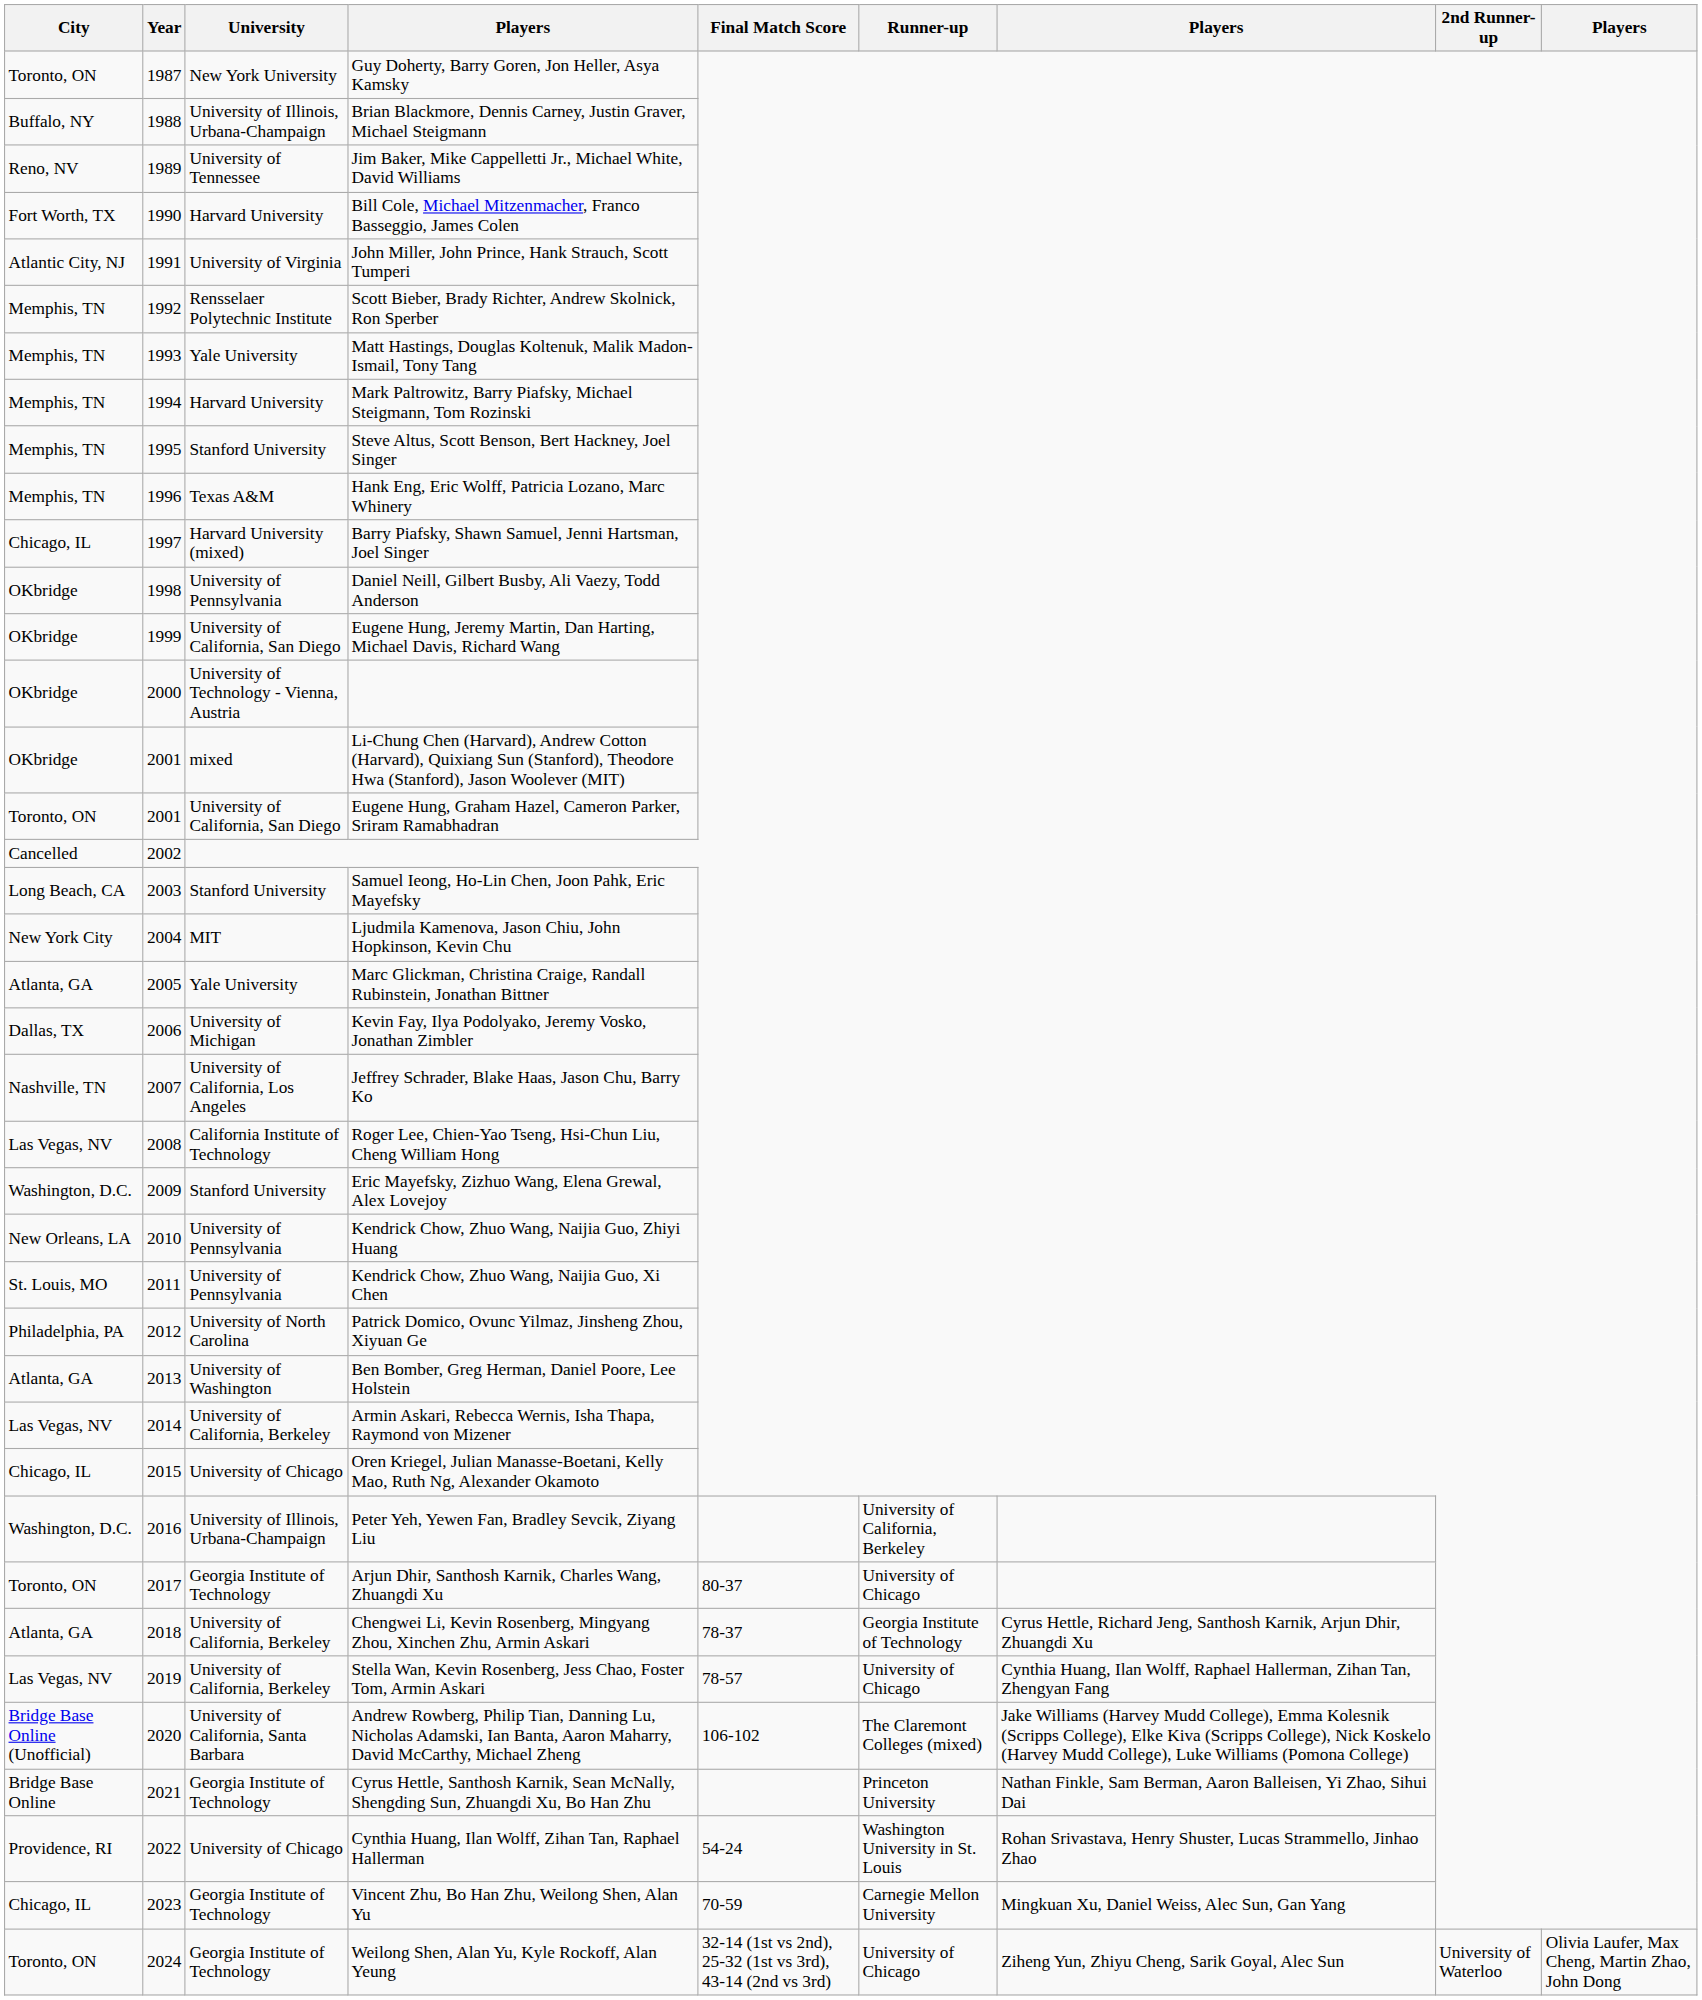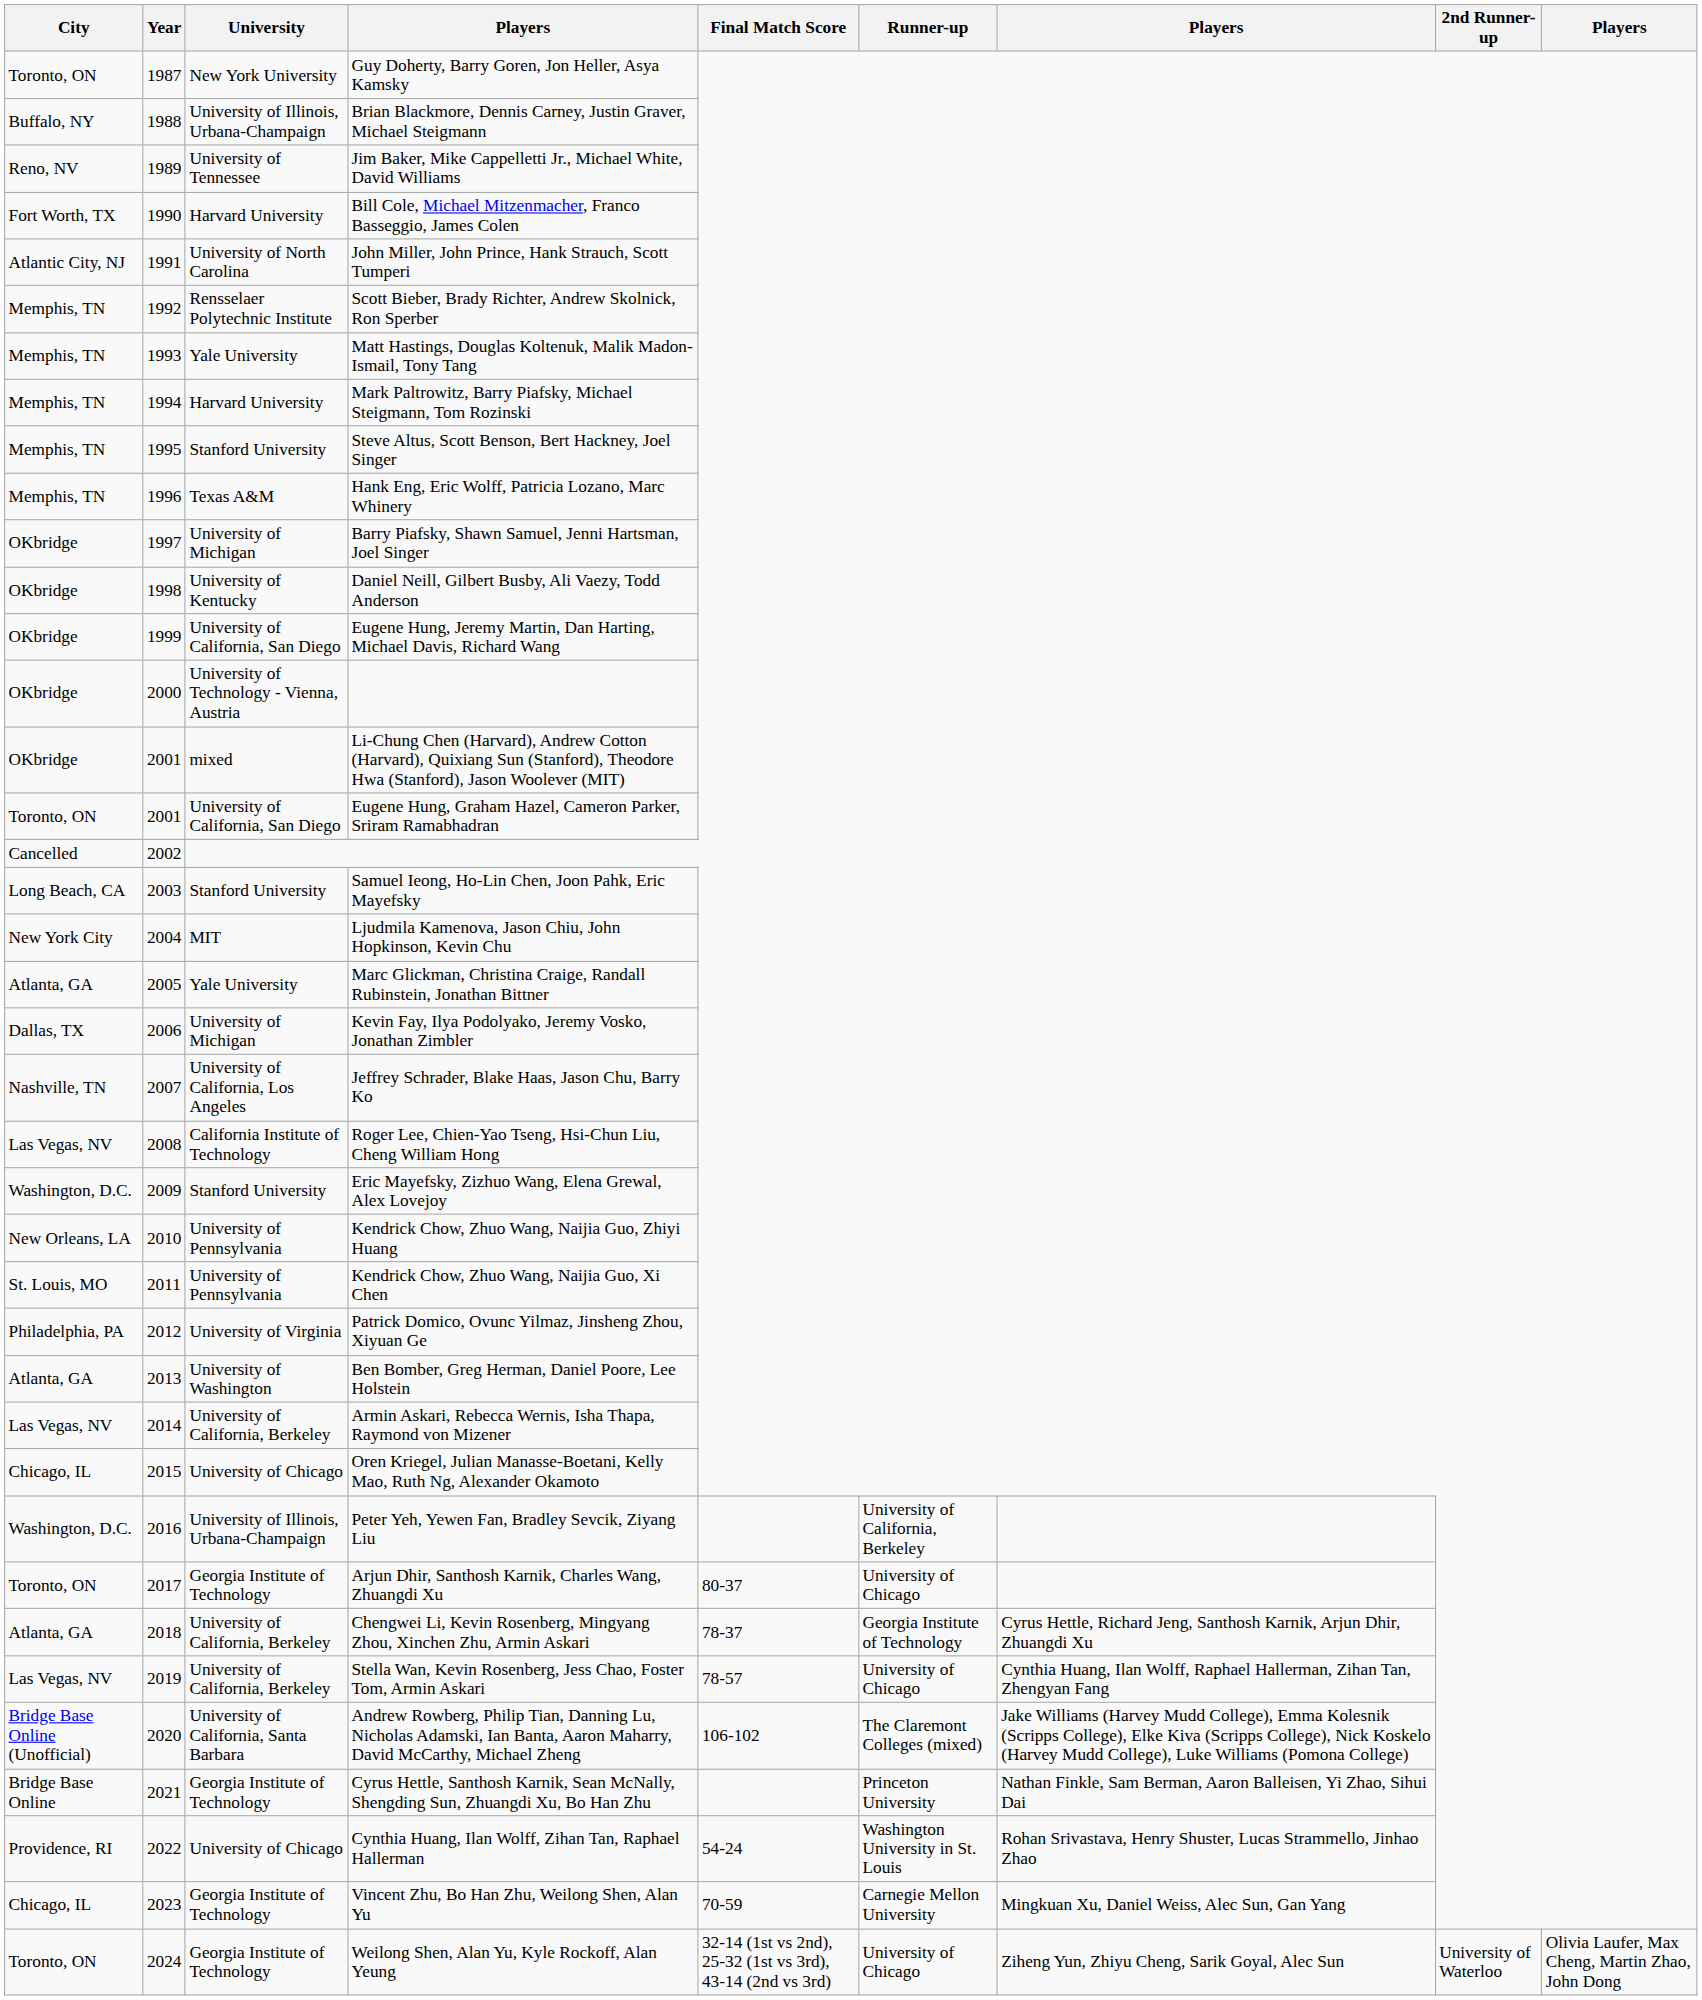(265, 262) University of Virginia -> (258, 262) University of North Carolina
(50, 543) Chicago, IL -> (43, 543) OKbridge
(256, 543) Harvard University (mixed) -> (235, 543) University of Michigan
(235, 590) University of Pennsylvania -> (235, 590) University of Kentucky
(258, 1331) University of North Carolina -> (265, 1331) University of Virginia
